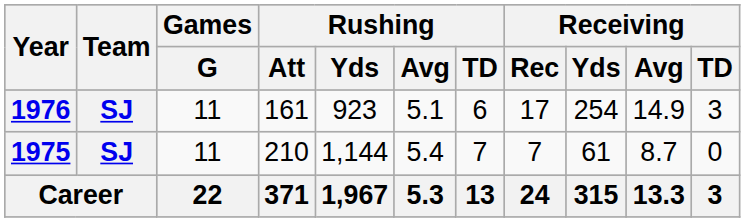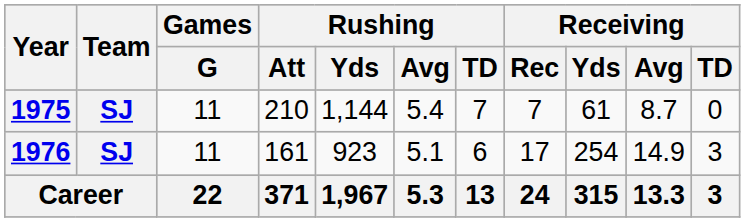rows swapped: (41, 152) <-> (41, 110)
